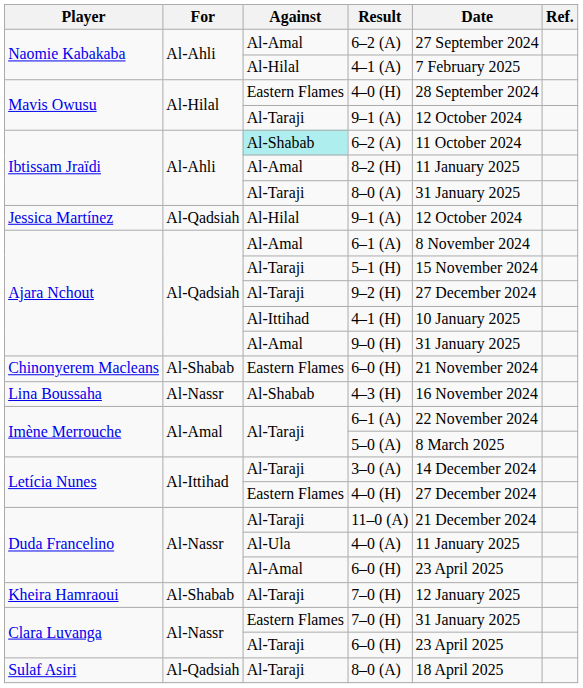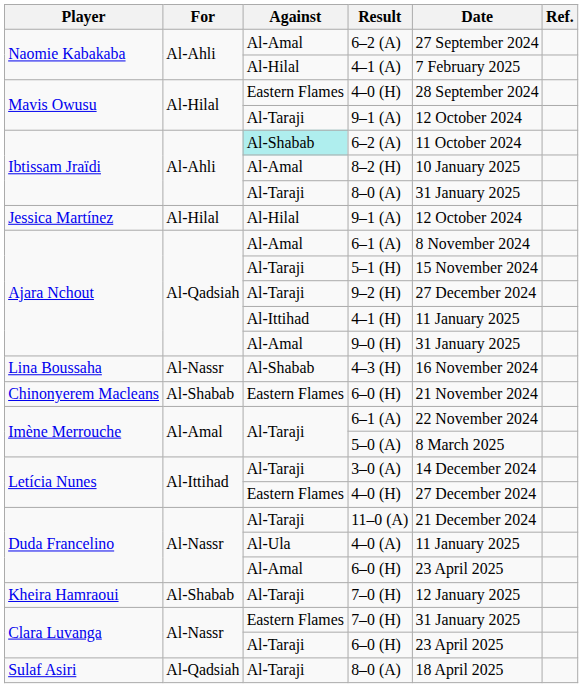(468, 167) 11 January 2025 -> (468, 167) 10 January 2025
(203, 218) Al-Qadsiah -> (193, 218) Al-Hilal
(468, 318) 10 January 2025 -> (468, 318) 11 January 2025
rows swapped: (55, 393) <-> (84, 368)
